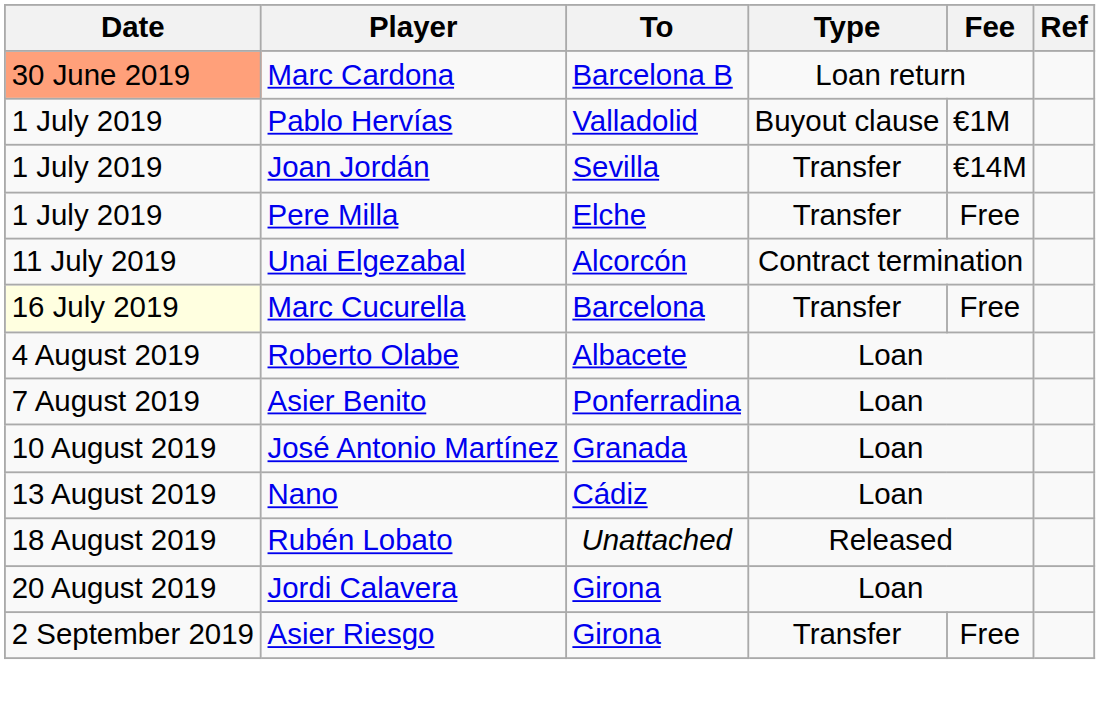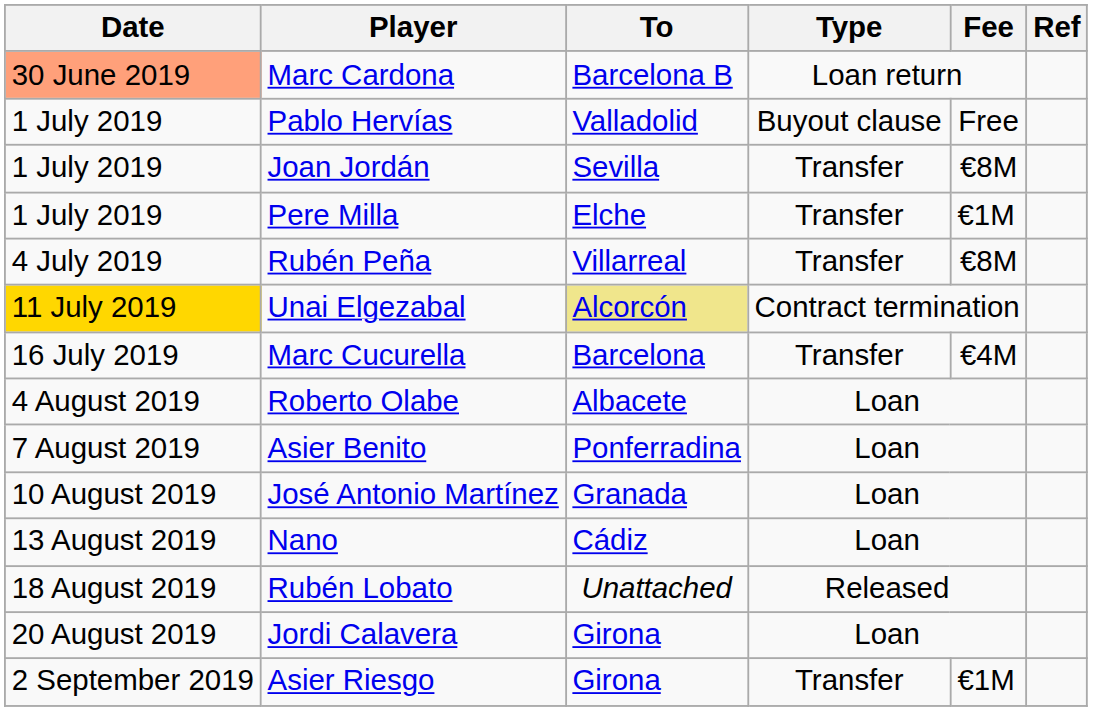(982, 121) €1M -> (989, 121) Free
(990, 167) €14M -> (989, 167) €8M
(990, 214) Free -> (986, 214) €1M
+ row: (349, 261)
(94, 261) no background -> (94, 307) gold background
(630, 261) no background -> (630, 307) khaki background
(95, 307) lightyellow background -> (95, 354) no background
(990, 307) Free -> (989, 354) €4M
(990, 634) Free -> (986, 681) €1M
